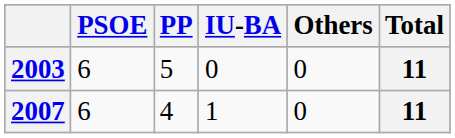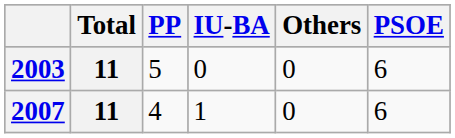columns swapped: (112, 25) <-> (415, 25)
